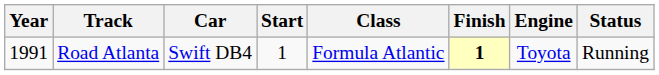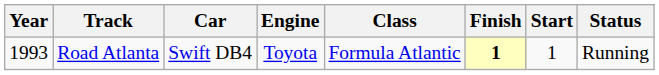columns swapped: (544, 20) <-> (282, 20)
(29, 52) 1991 -> (29, 52) 1993
